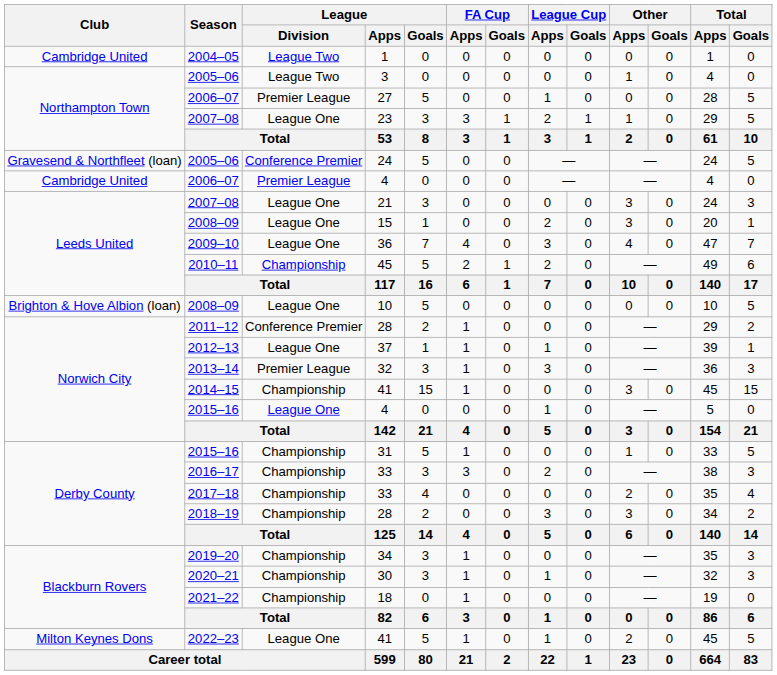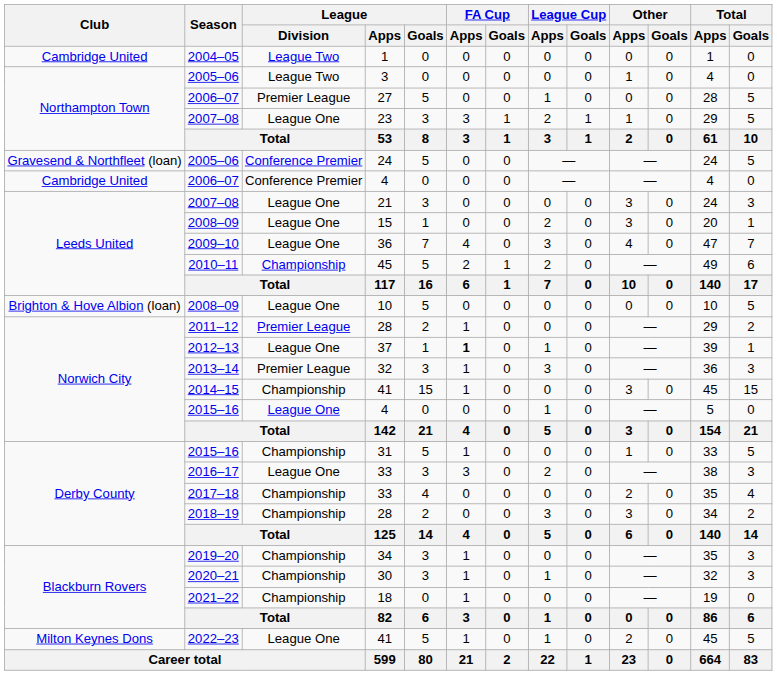(304, 181) Premier League -> (304, 181) Conference Premier
(304, 327) Conference Premier -> (304, 327) Premier League
(466, 347) normal -> (466, 347) bold
(304, 472) Championship -> (304, 472) League One
